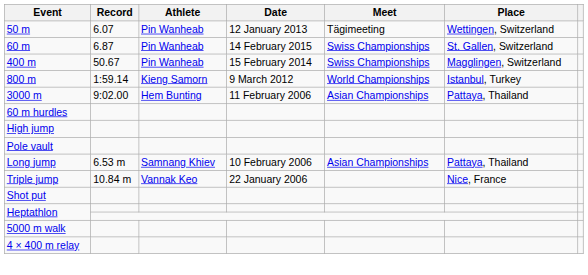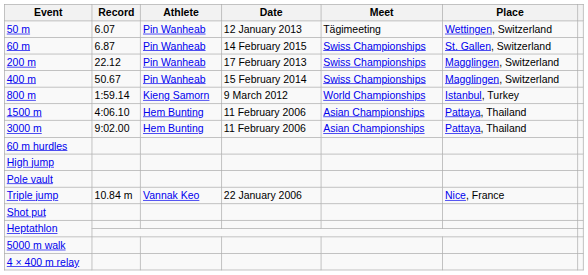+ row: (21, 63)
+ row: (24, 112)
- row: (31, 162)
